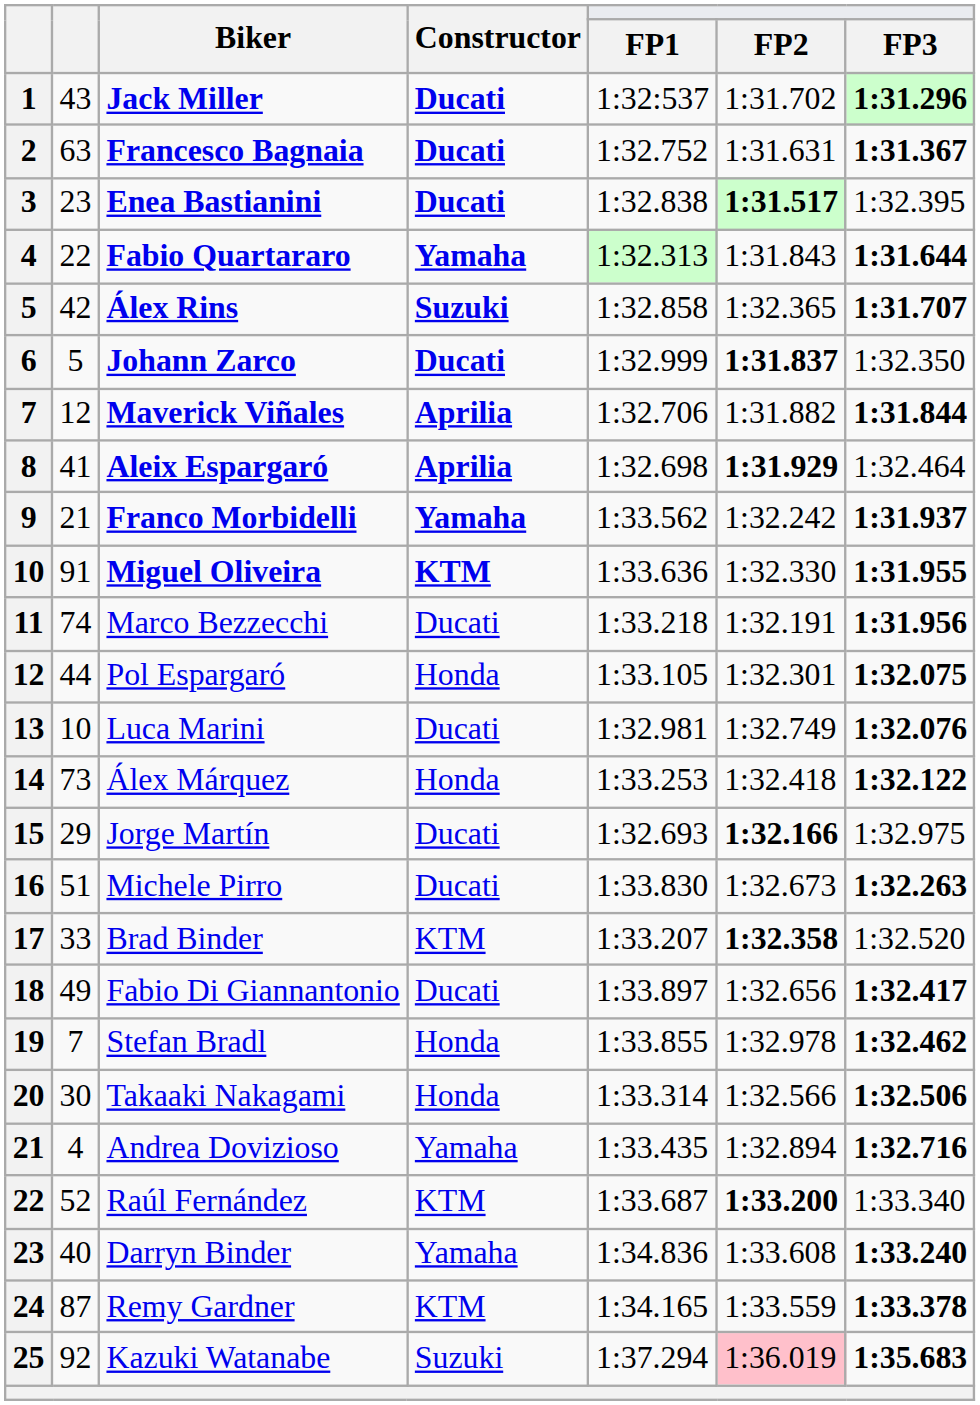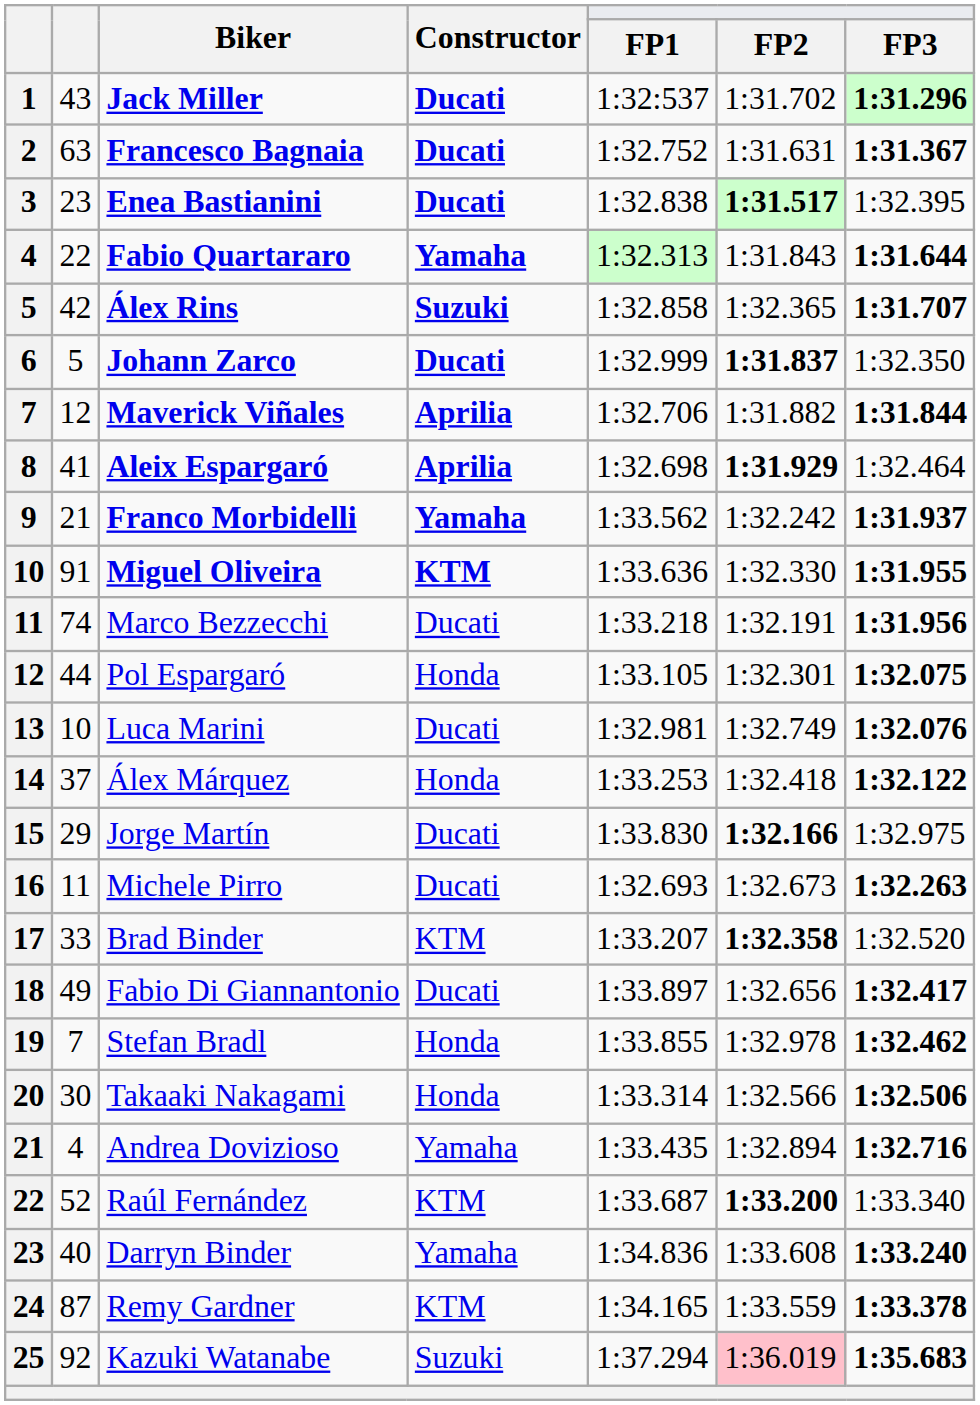(75, 780) 73 -> (75, 780) 37
(652, 832) 1:32.693 -> (652, 832) 1:33.830
(75, 885) 51 -> (75, 885) 11
(652, 885) 1:33.830 -> (652, 885) 1:32.693
